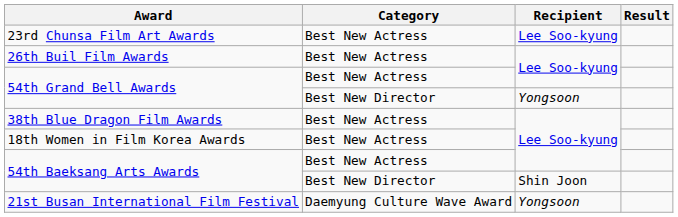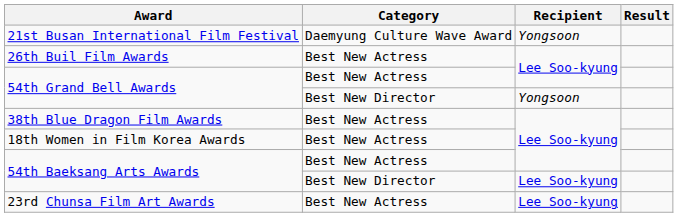rows swapped: (153, 202) <-> (111, 36)
(553, 181) Shin Joon -> (568, 181) Lee Soo-kyung
